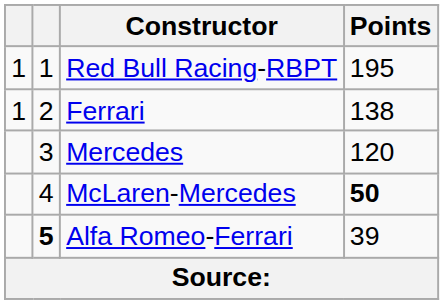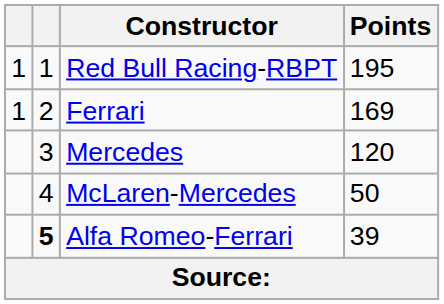(372, 110) 138 -> (372, 110) 169
(365, 194) bold -> (365, 194) normal
